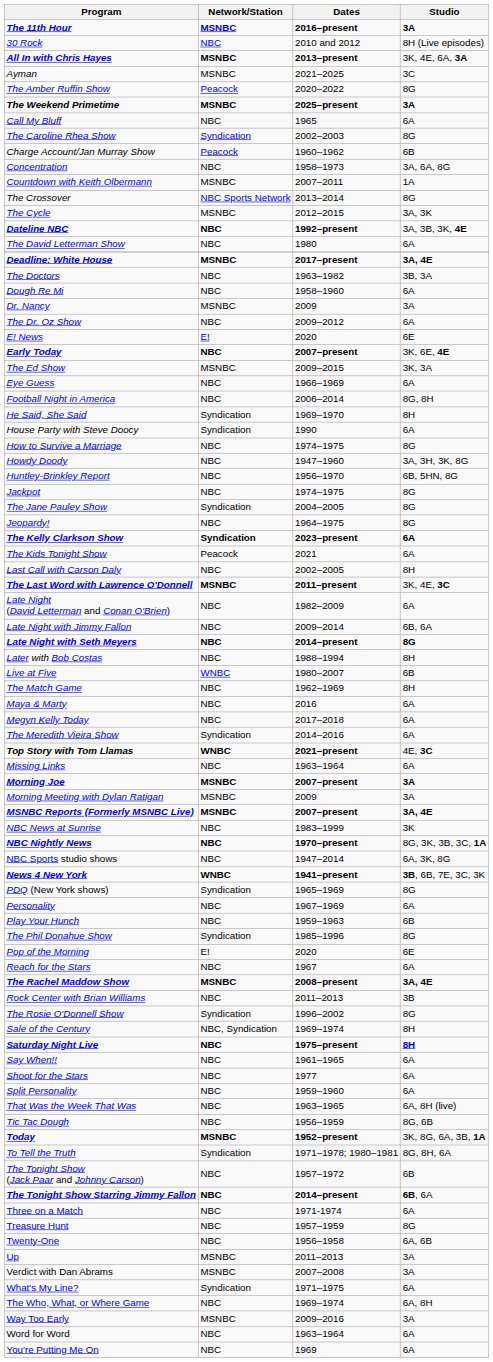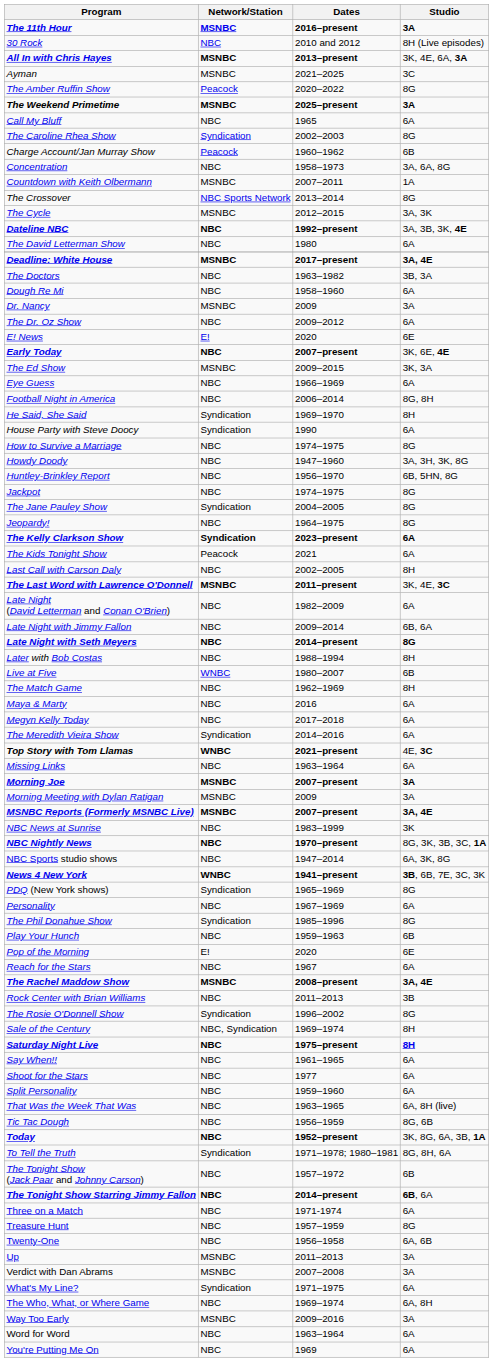rows swapped: (59, 936) <-> (43, 920)
(218, 1137) MSNBC -> (211, 1137) NBC
